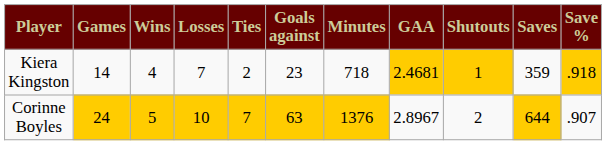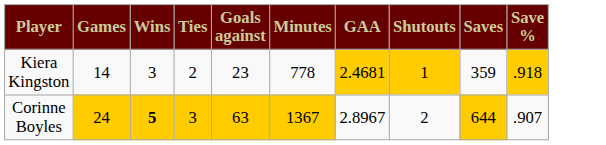- column: (201, 27)
(152, 72) 4 -> (152, 72) 3
(357, 72) 718 -> (303, 72) 778
(152, 117) normal -> (152, 117) bold
(247, 117) 7 -> (193, 117) 3
(357, 117) 1376 -> (303, 117) 1367
